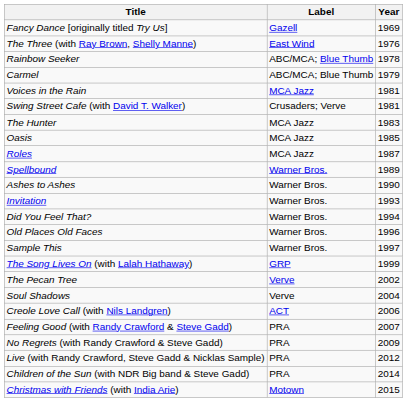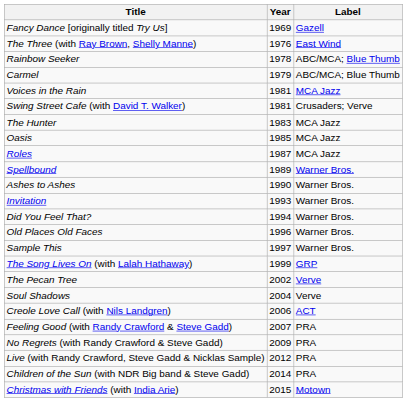columns swapped: (389, 12) <-> (321, 12)
